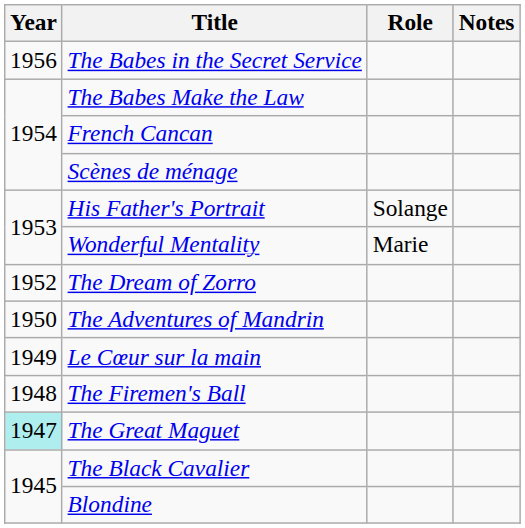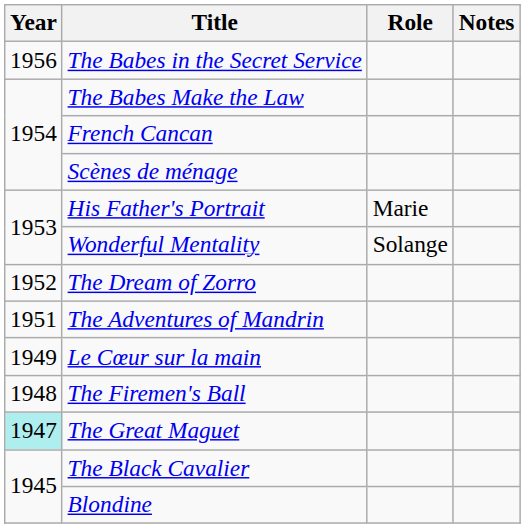(410, 208) Solange -> (401, 208) Marie
(401, 245) Marie -> (410, 245) Solange
(33, 319) 1950 -> (33, 319) 1951
